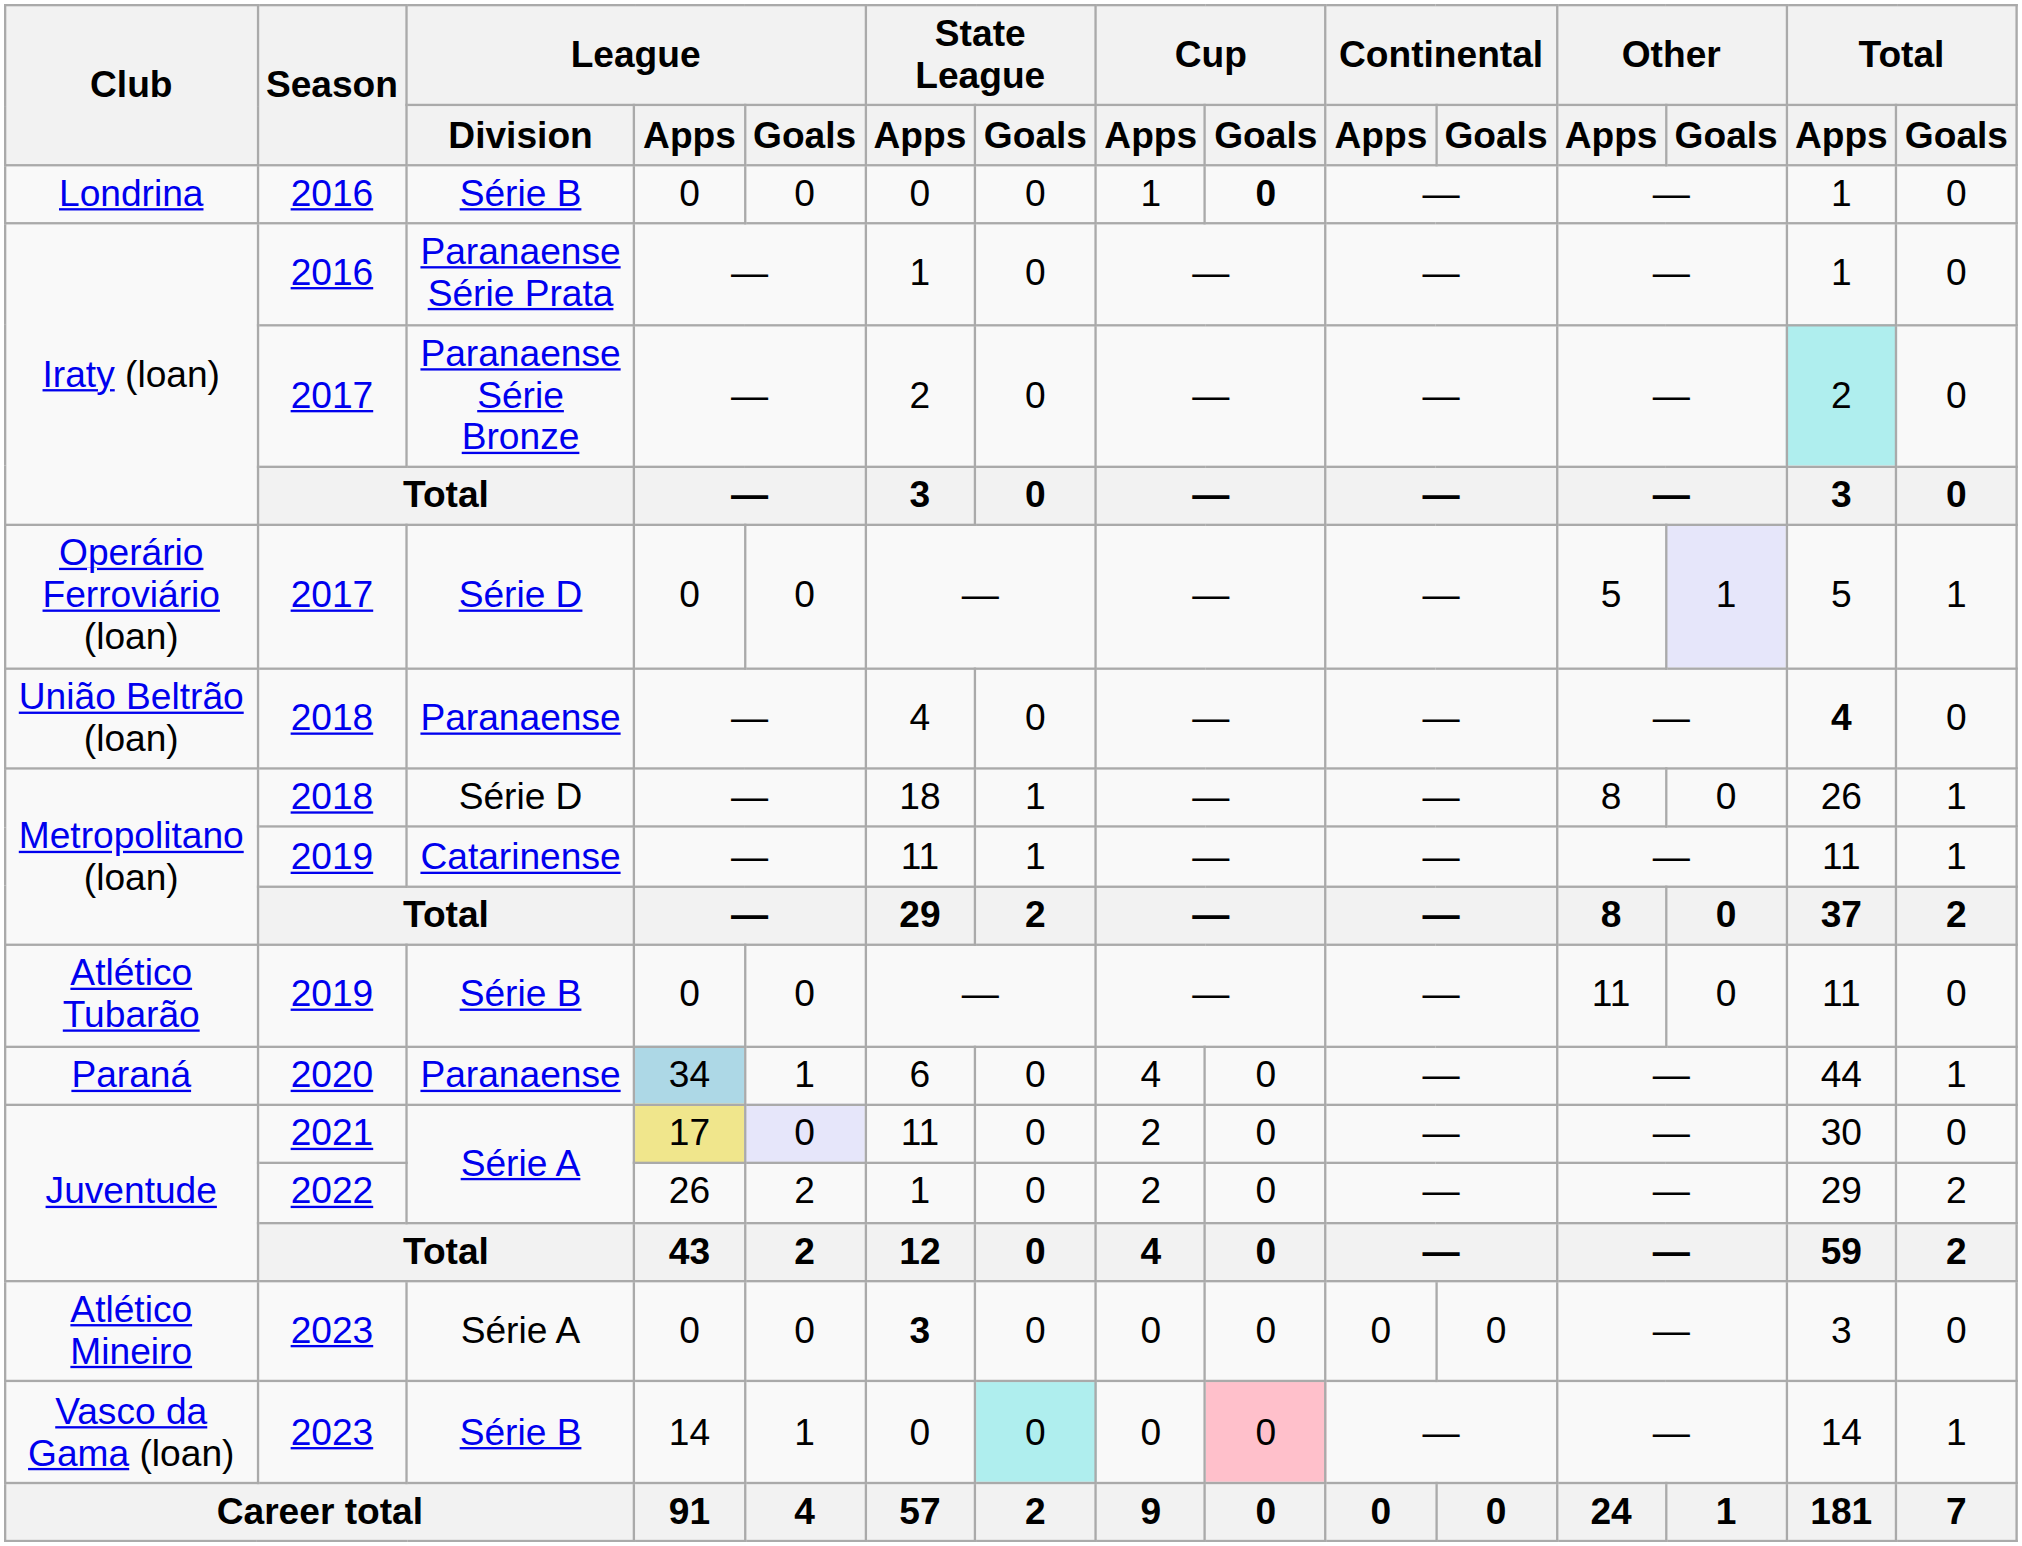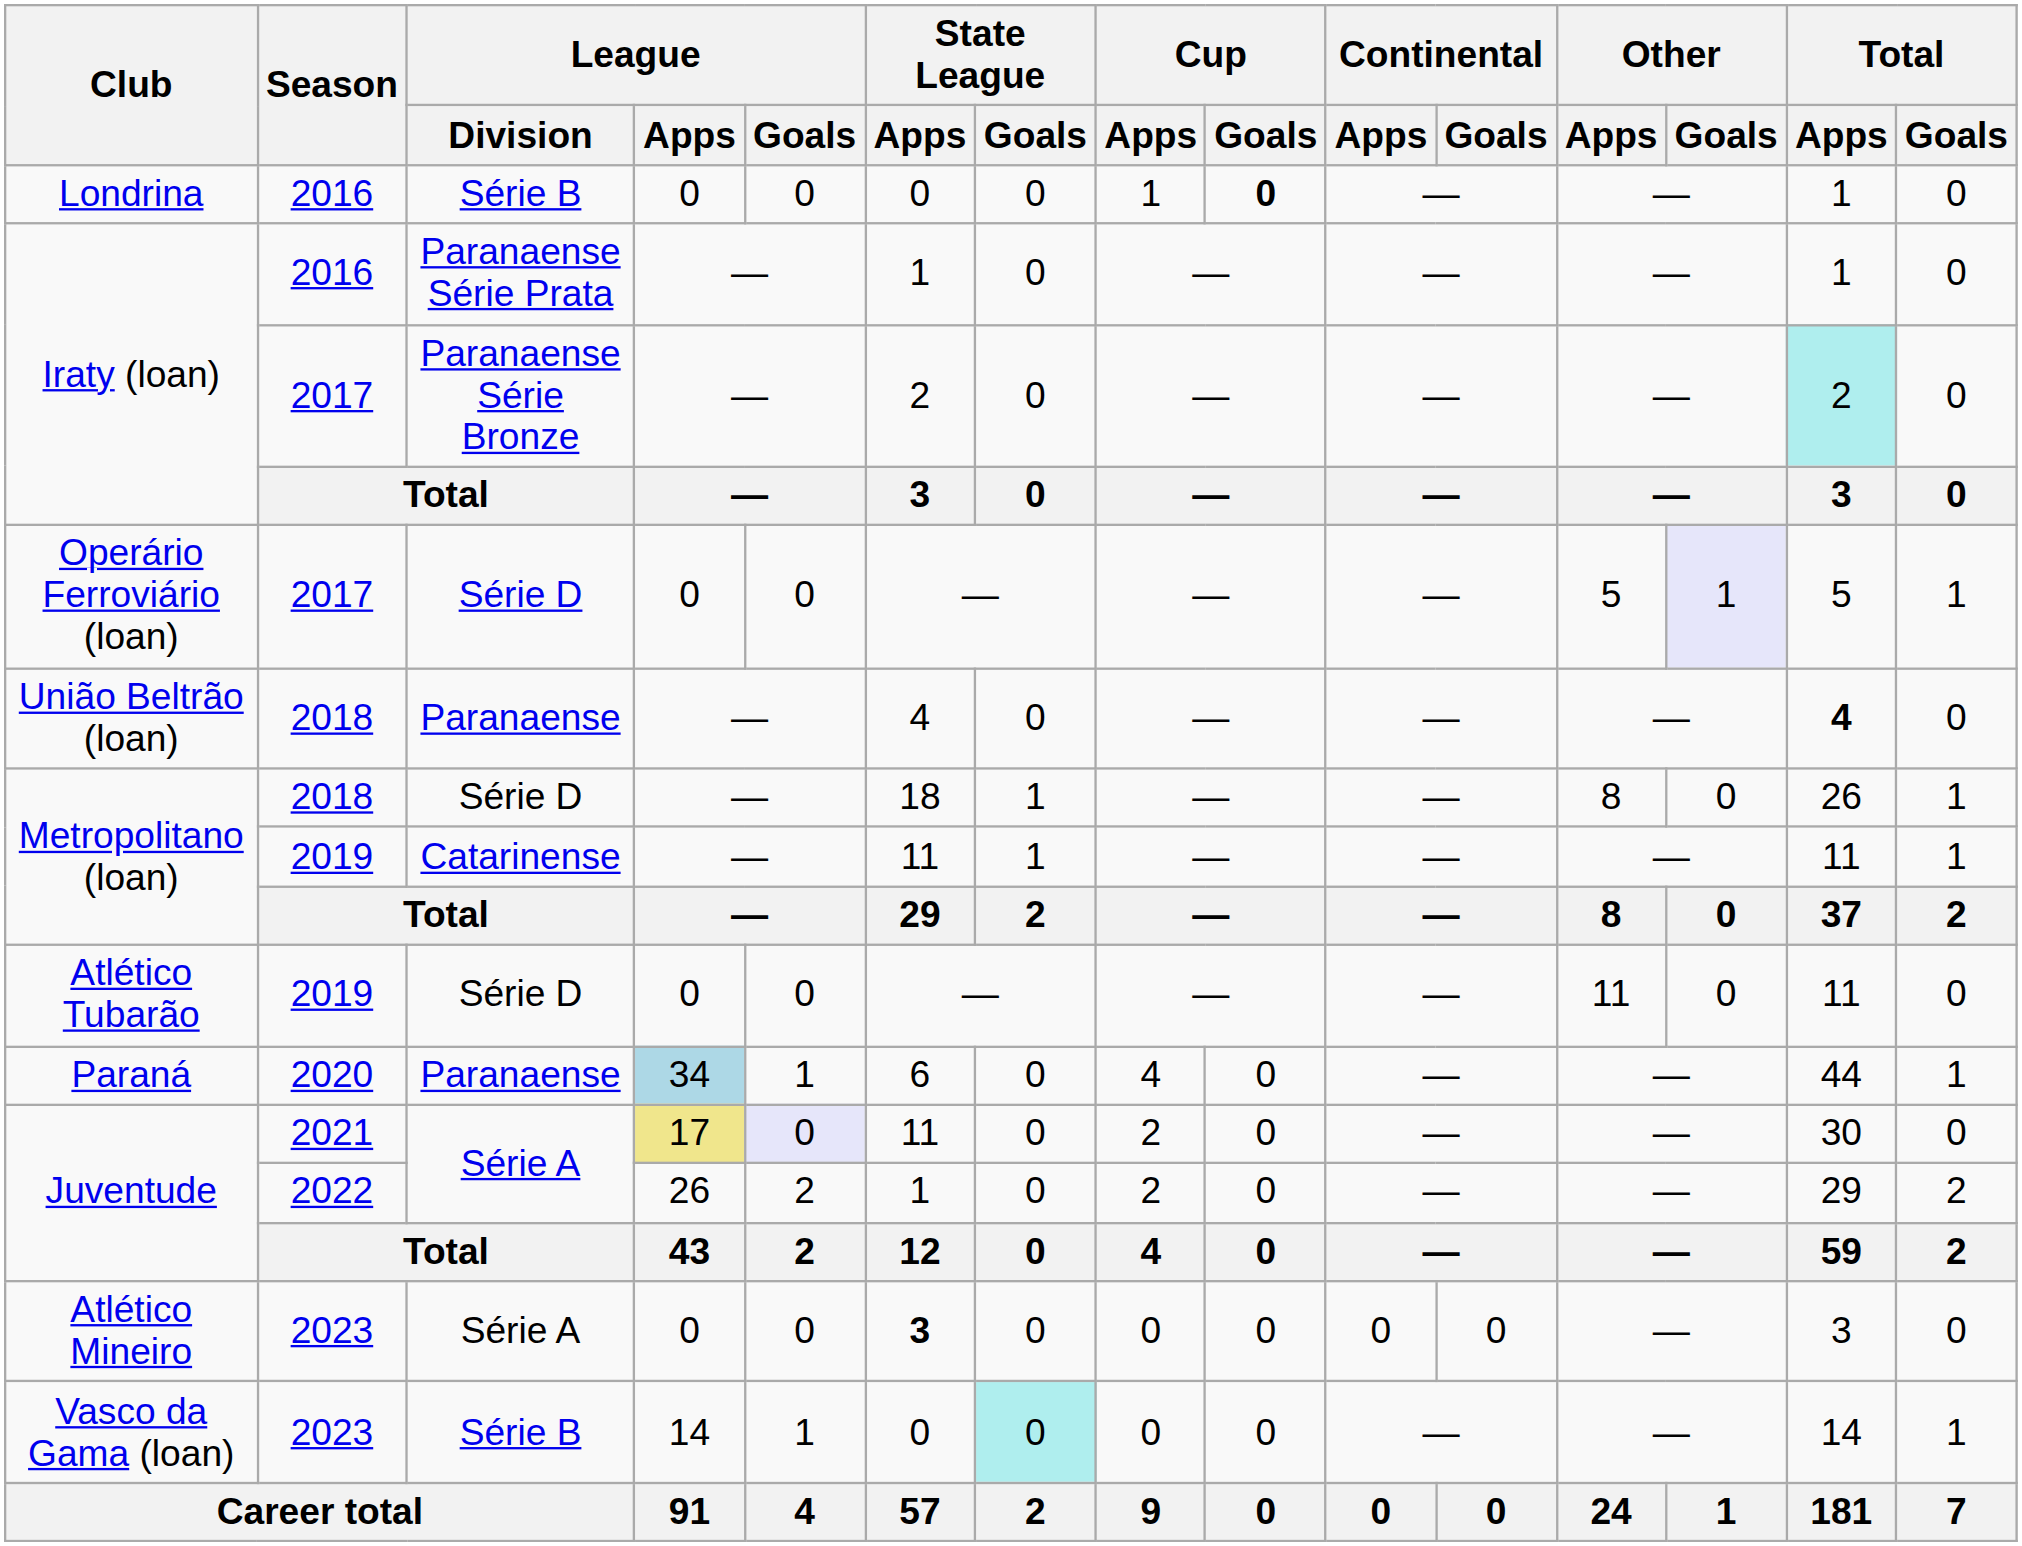(521, 994) Série B -> (521, 994) Série D
(1266, 1431) pink background -> (1266, 1431) no background
